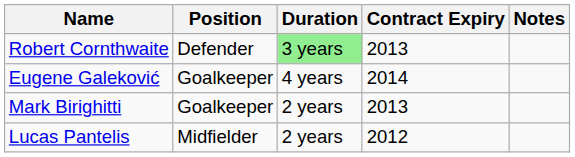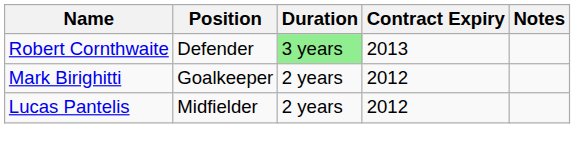- row: (84, 78)
(387, 107) 2013 -> (387, 78) 2012
